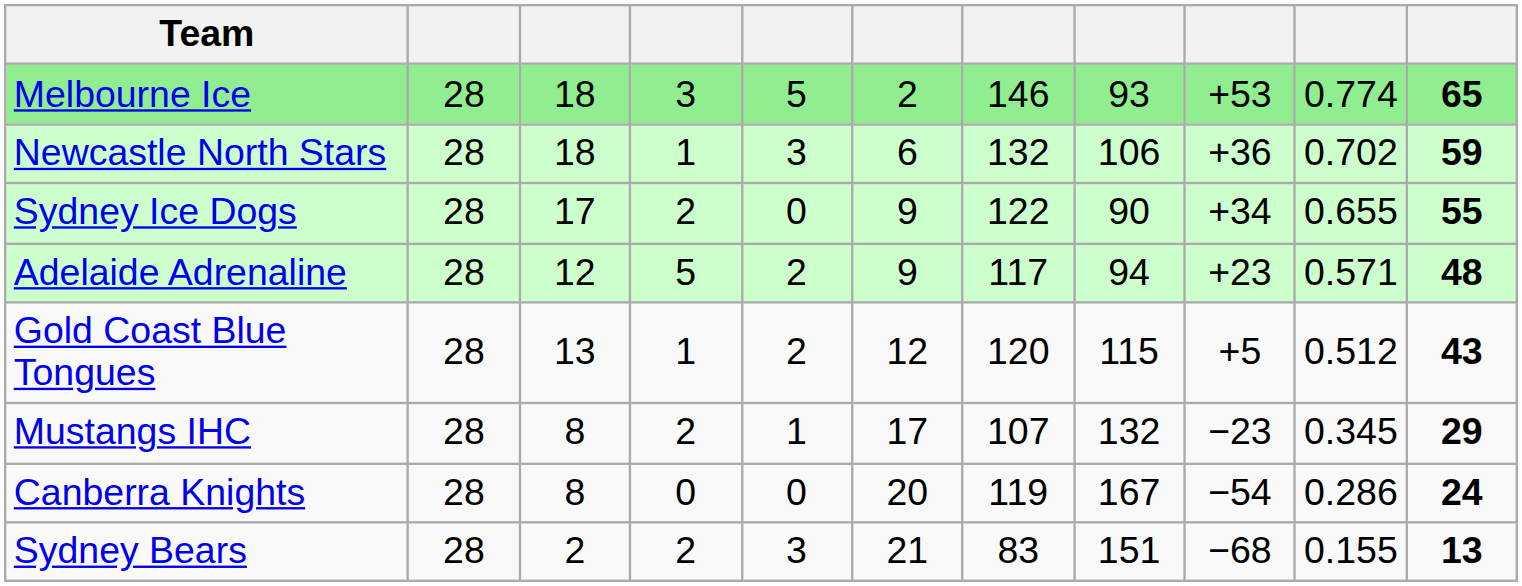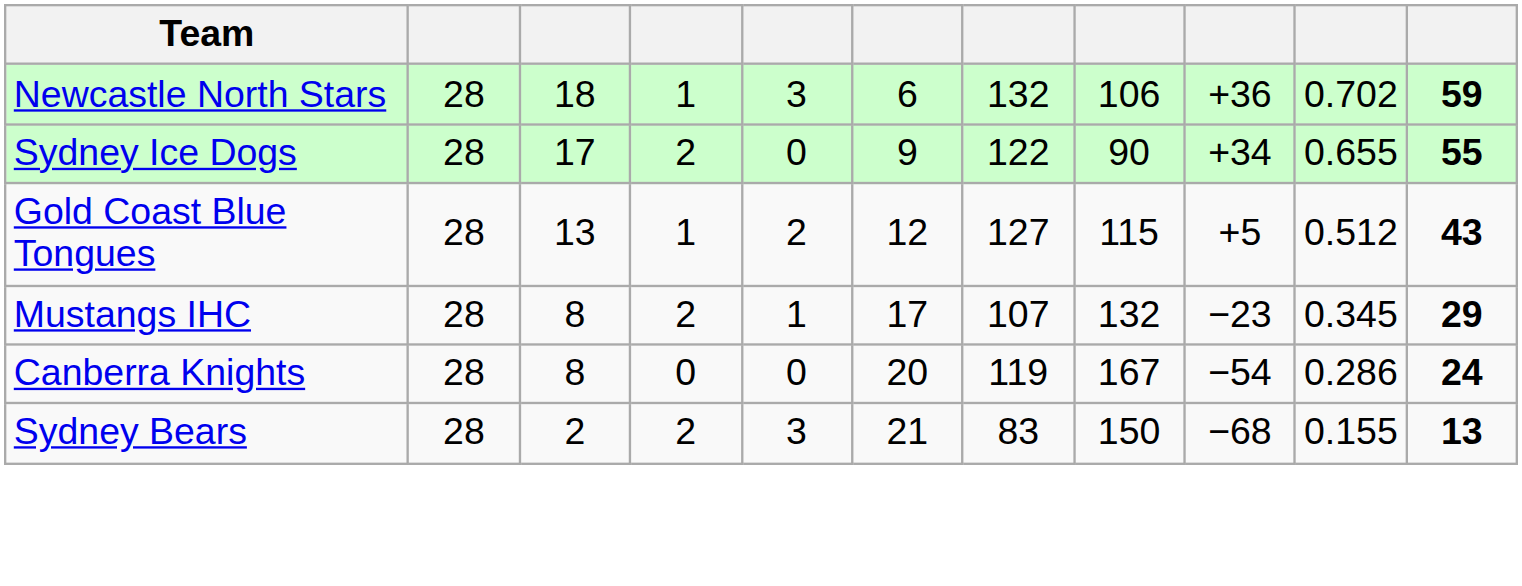- row: (132, 93)
- row: (180, 271)
(1018, 352) 120 -> (1018, 233) 127
(1129, 551) 151 -> (1129, 432) 150
